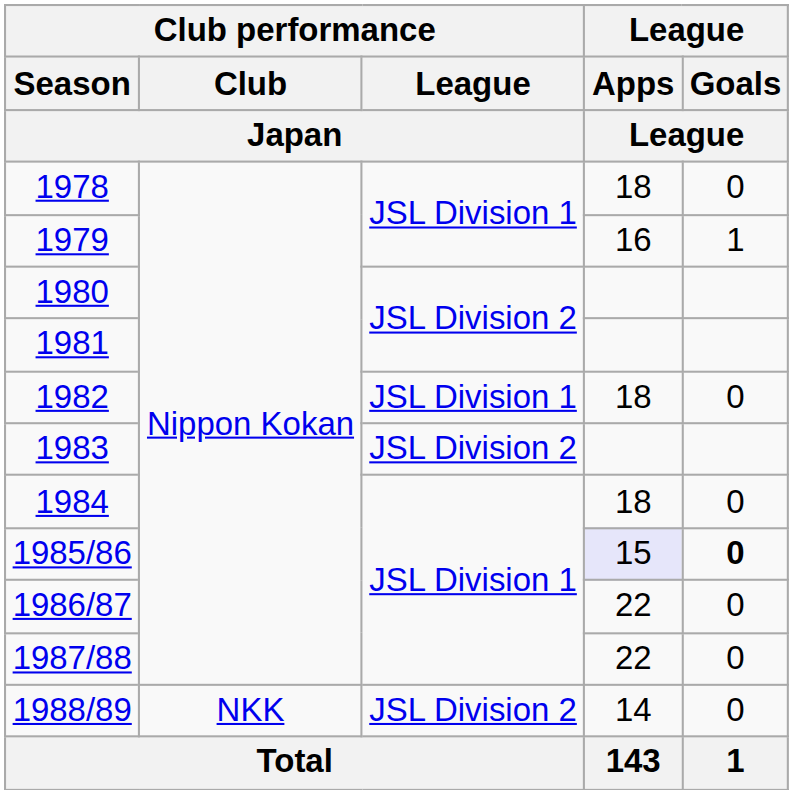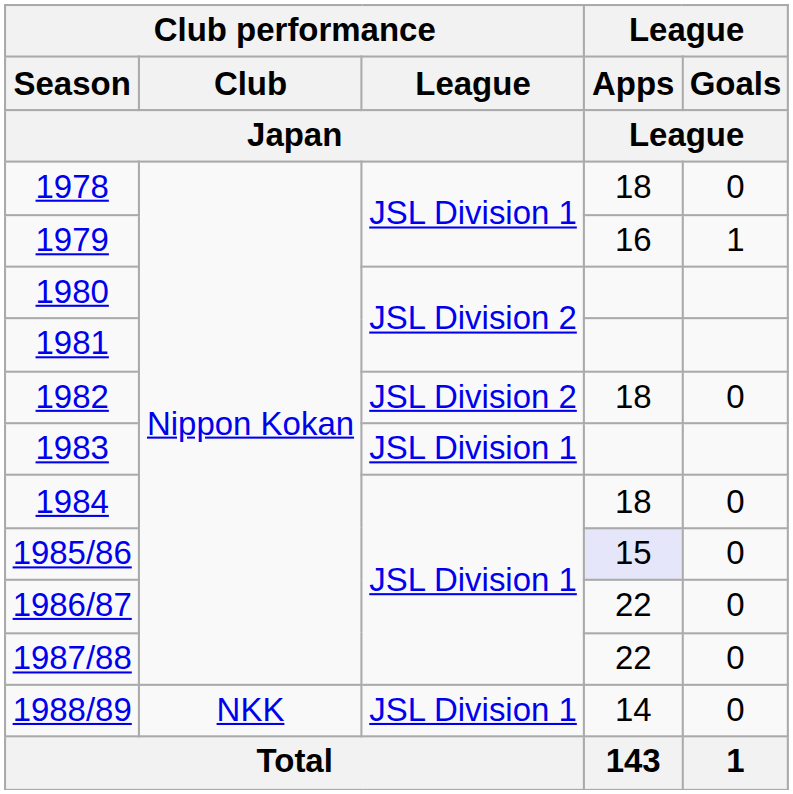(473, 396) JSL Division 1 -> (473, 396) JSL Division 2
(473, 448) JSL Division 2 -> (473, 448) JSL Division 1
(735, 553) bold -> (735, 553) normal
(473, 710) JSL Division 2 -> (473, 710) JSL Division 1
